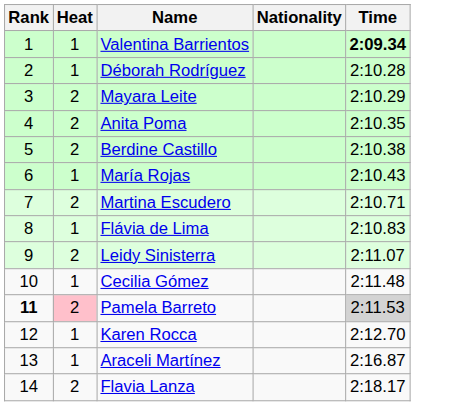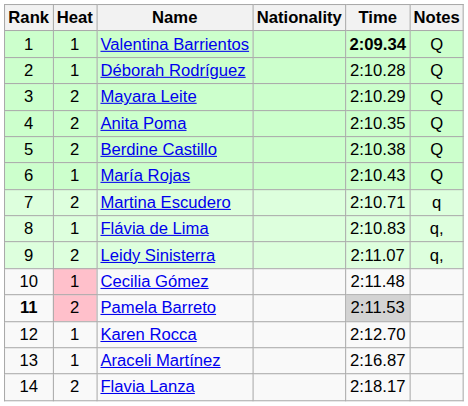+ column: (437, 17)
(75, 281) no background -> (75, 281) pink background
